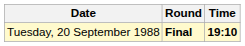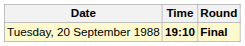columns swapped: (222, 13) <-> (184, 13)
